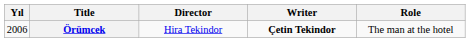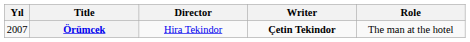(17, 29) 2006 -> (17, 29) 2007
